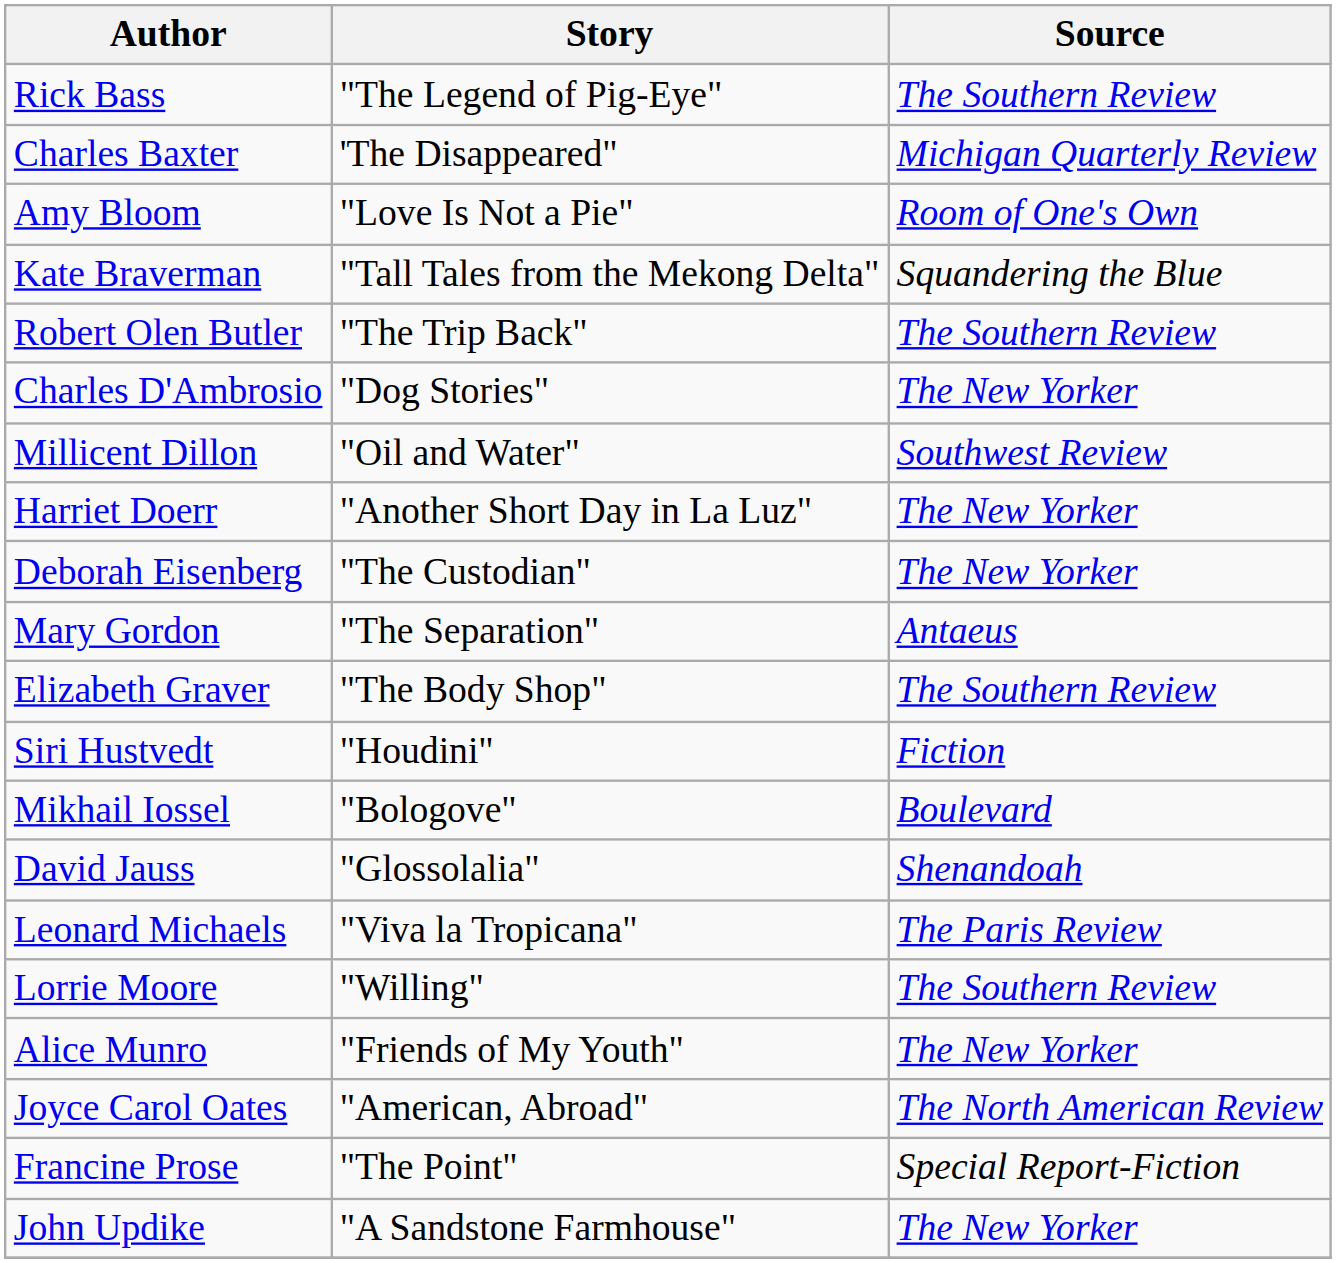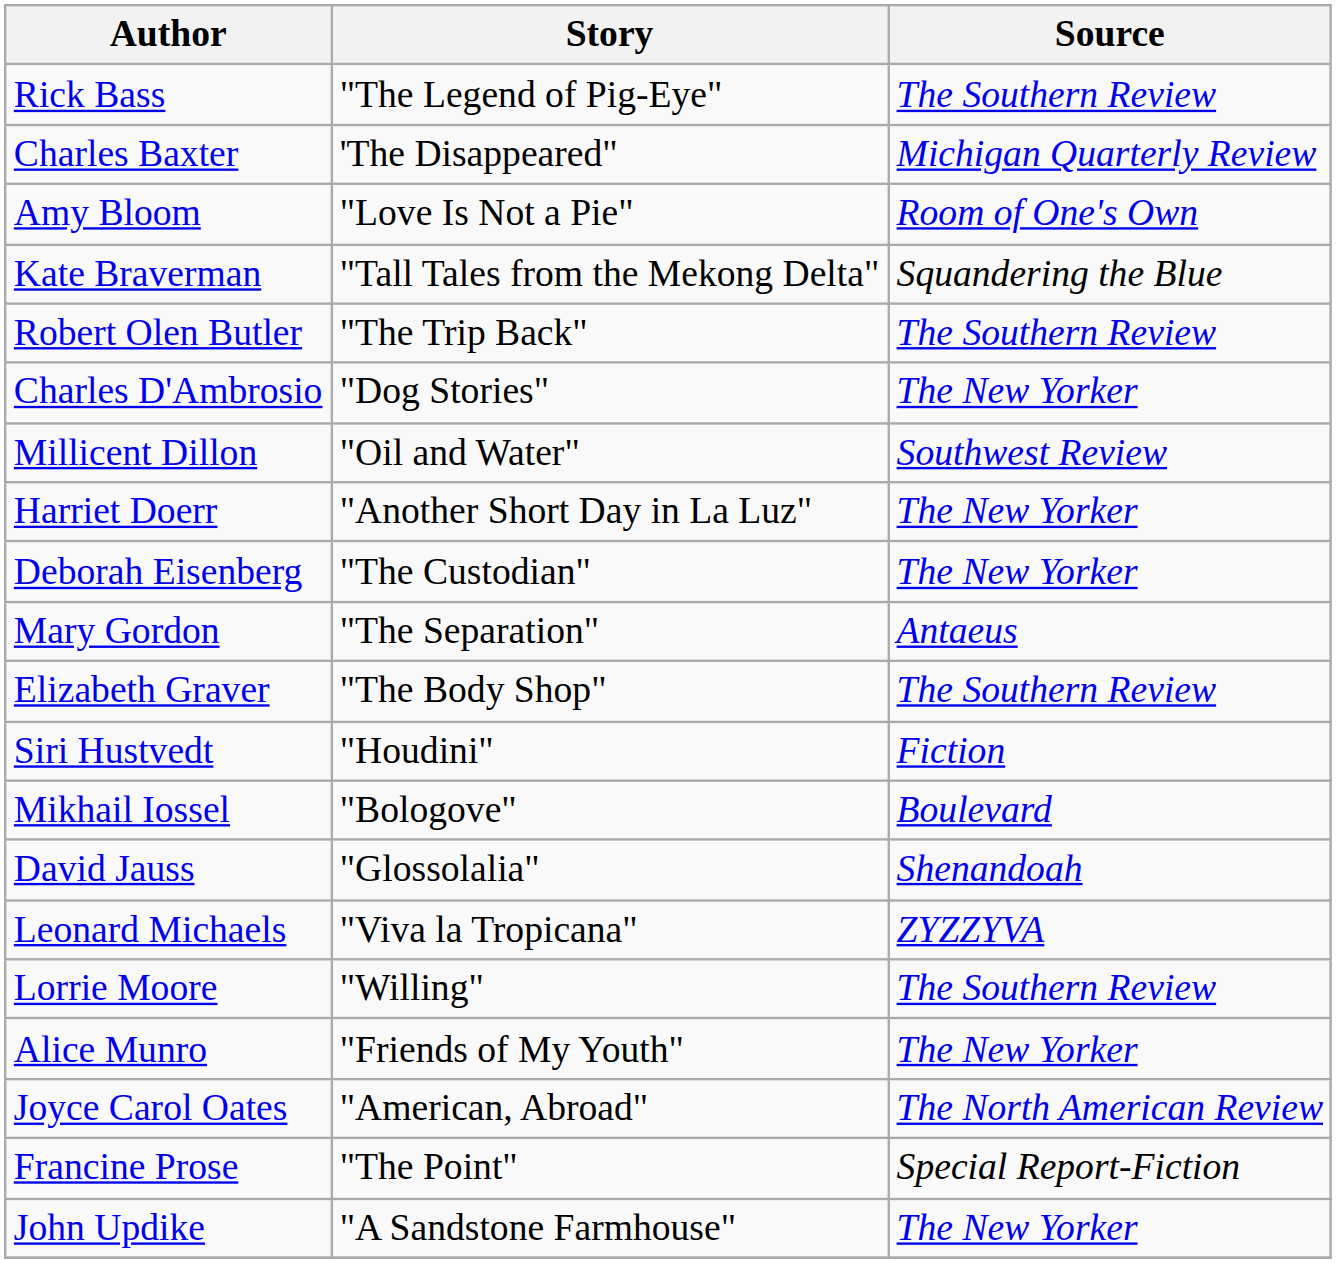(1029, 928) The Paris Review -> (970, 928) ZYZZYVA
